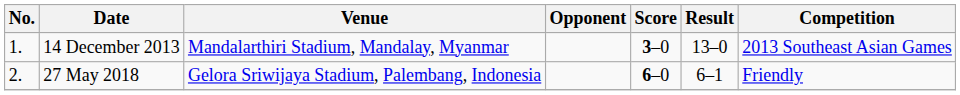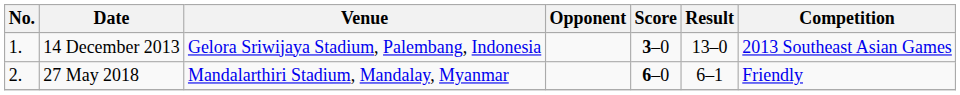(348, 47) Mandalarthiri Stadium, Mandalay, Myanmar -> (365, 47) Gelora Sriwijaya Stadium, Palembang, Indonesia
(365, 75) Gelora Sriwijaya Stadium, Palembang, Indonesia -> (348, 75) Mandalarthiri Stadium, Mandalay, Myanmar
